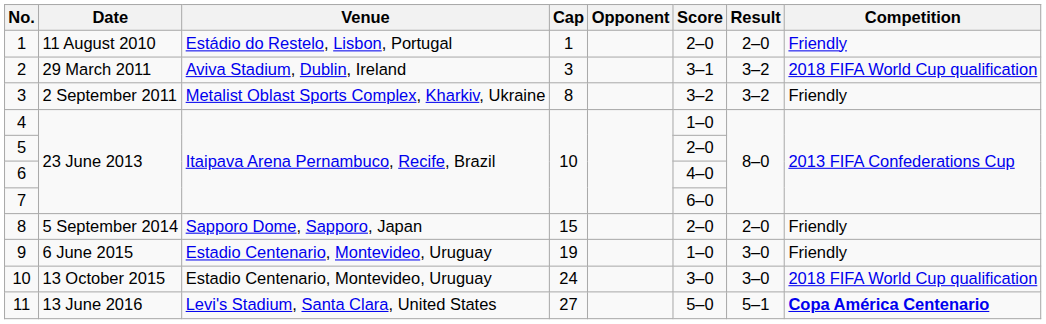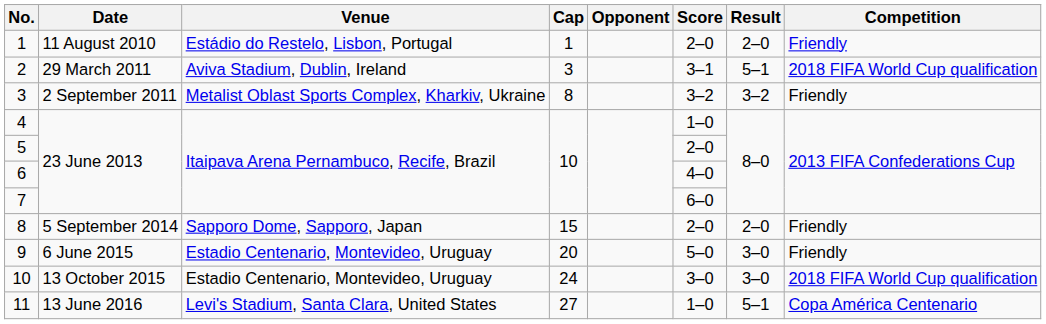(756, 69) 3–2 -> (756, 69) 5–1
(568, 252) 19 -> (568, 252) 20
(700, 252) 1–0 -> (700, 252) 5–0
(700, 305) 5–0 -> (700, 305) 1–0
(889, 305) bold -> (883, 305) normal
